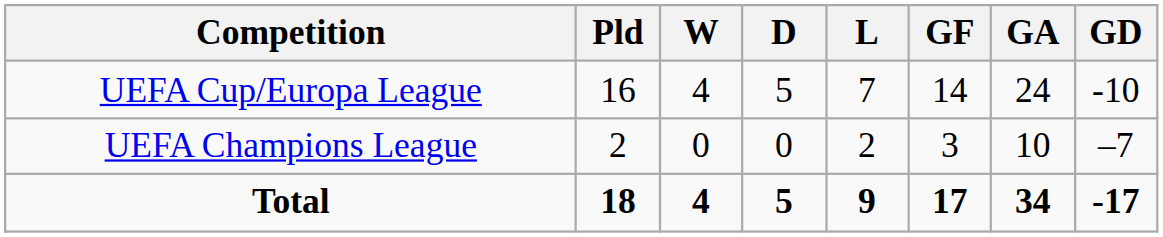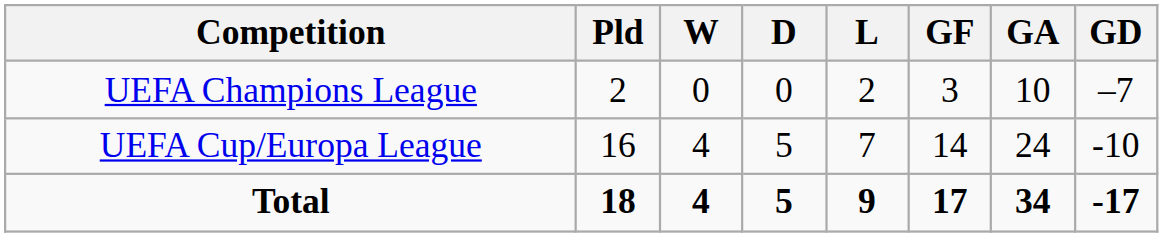rows swapped: (291, 145) <-> (291, 88)
